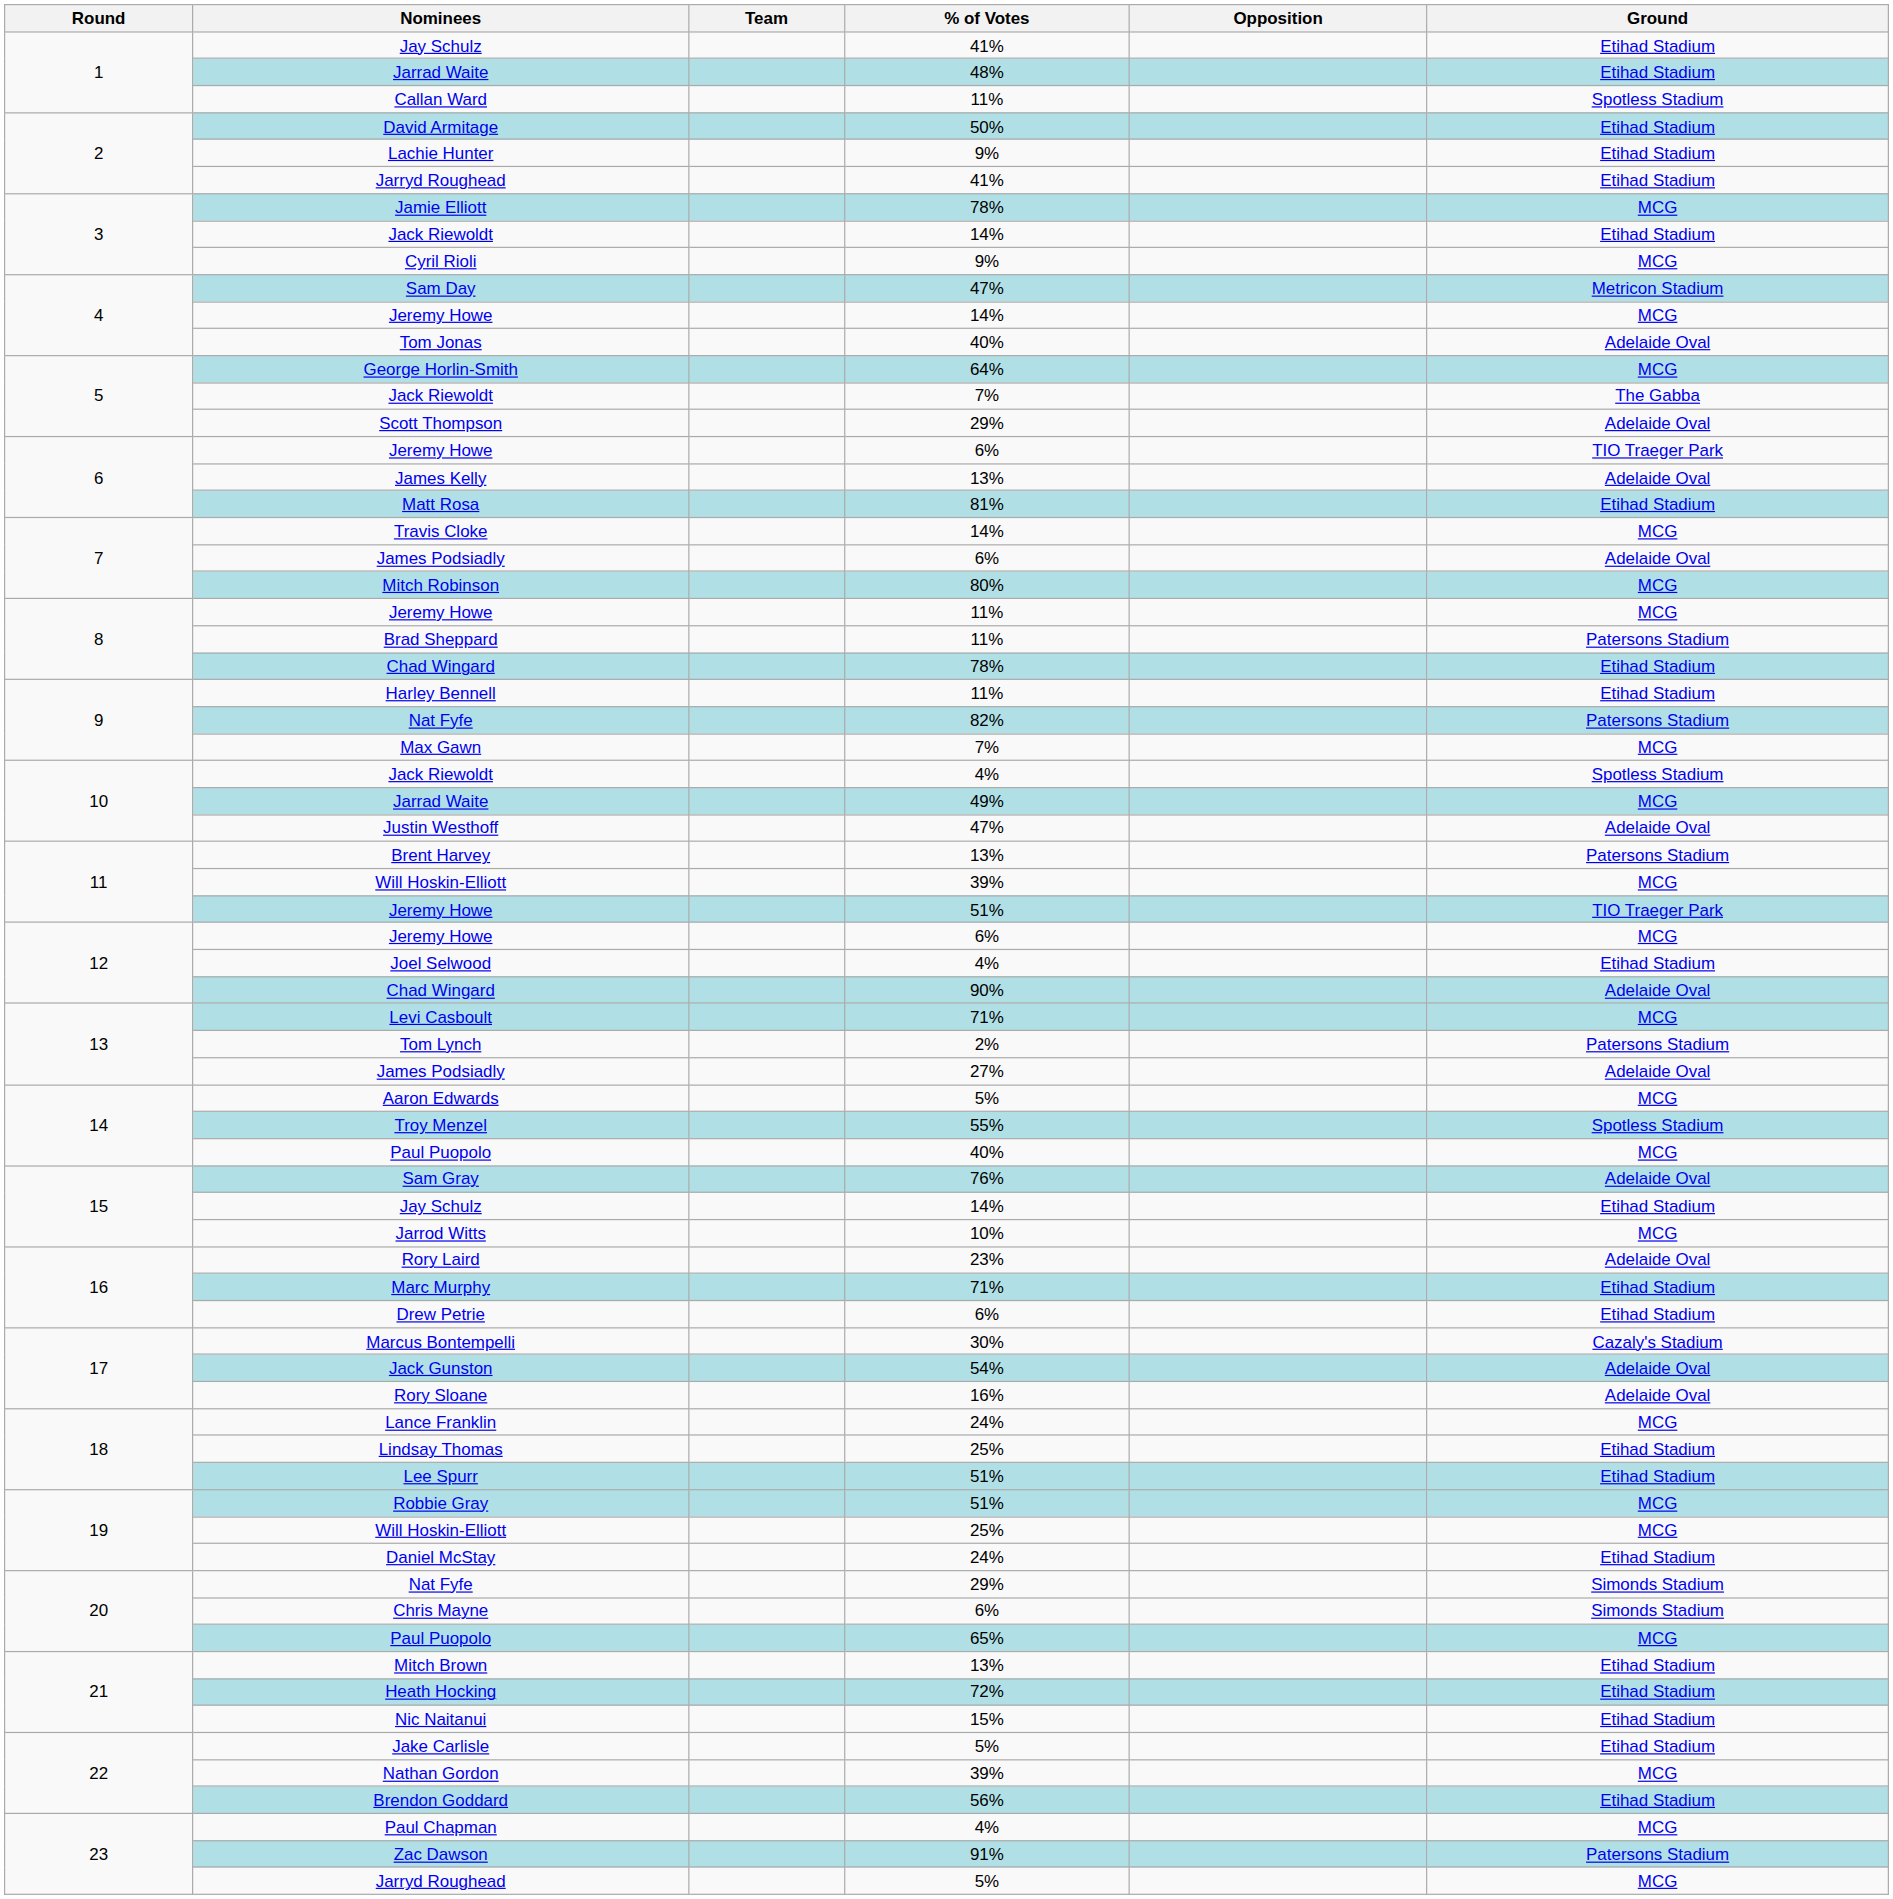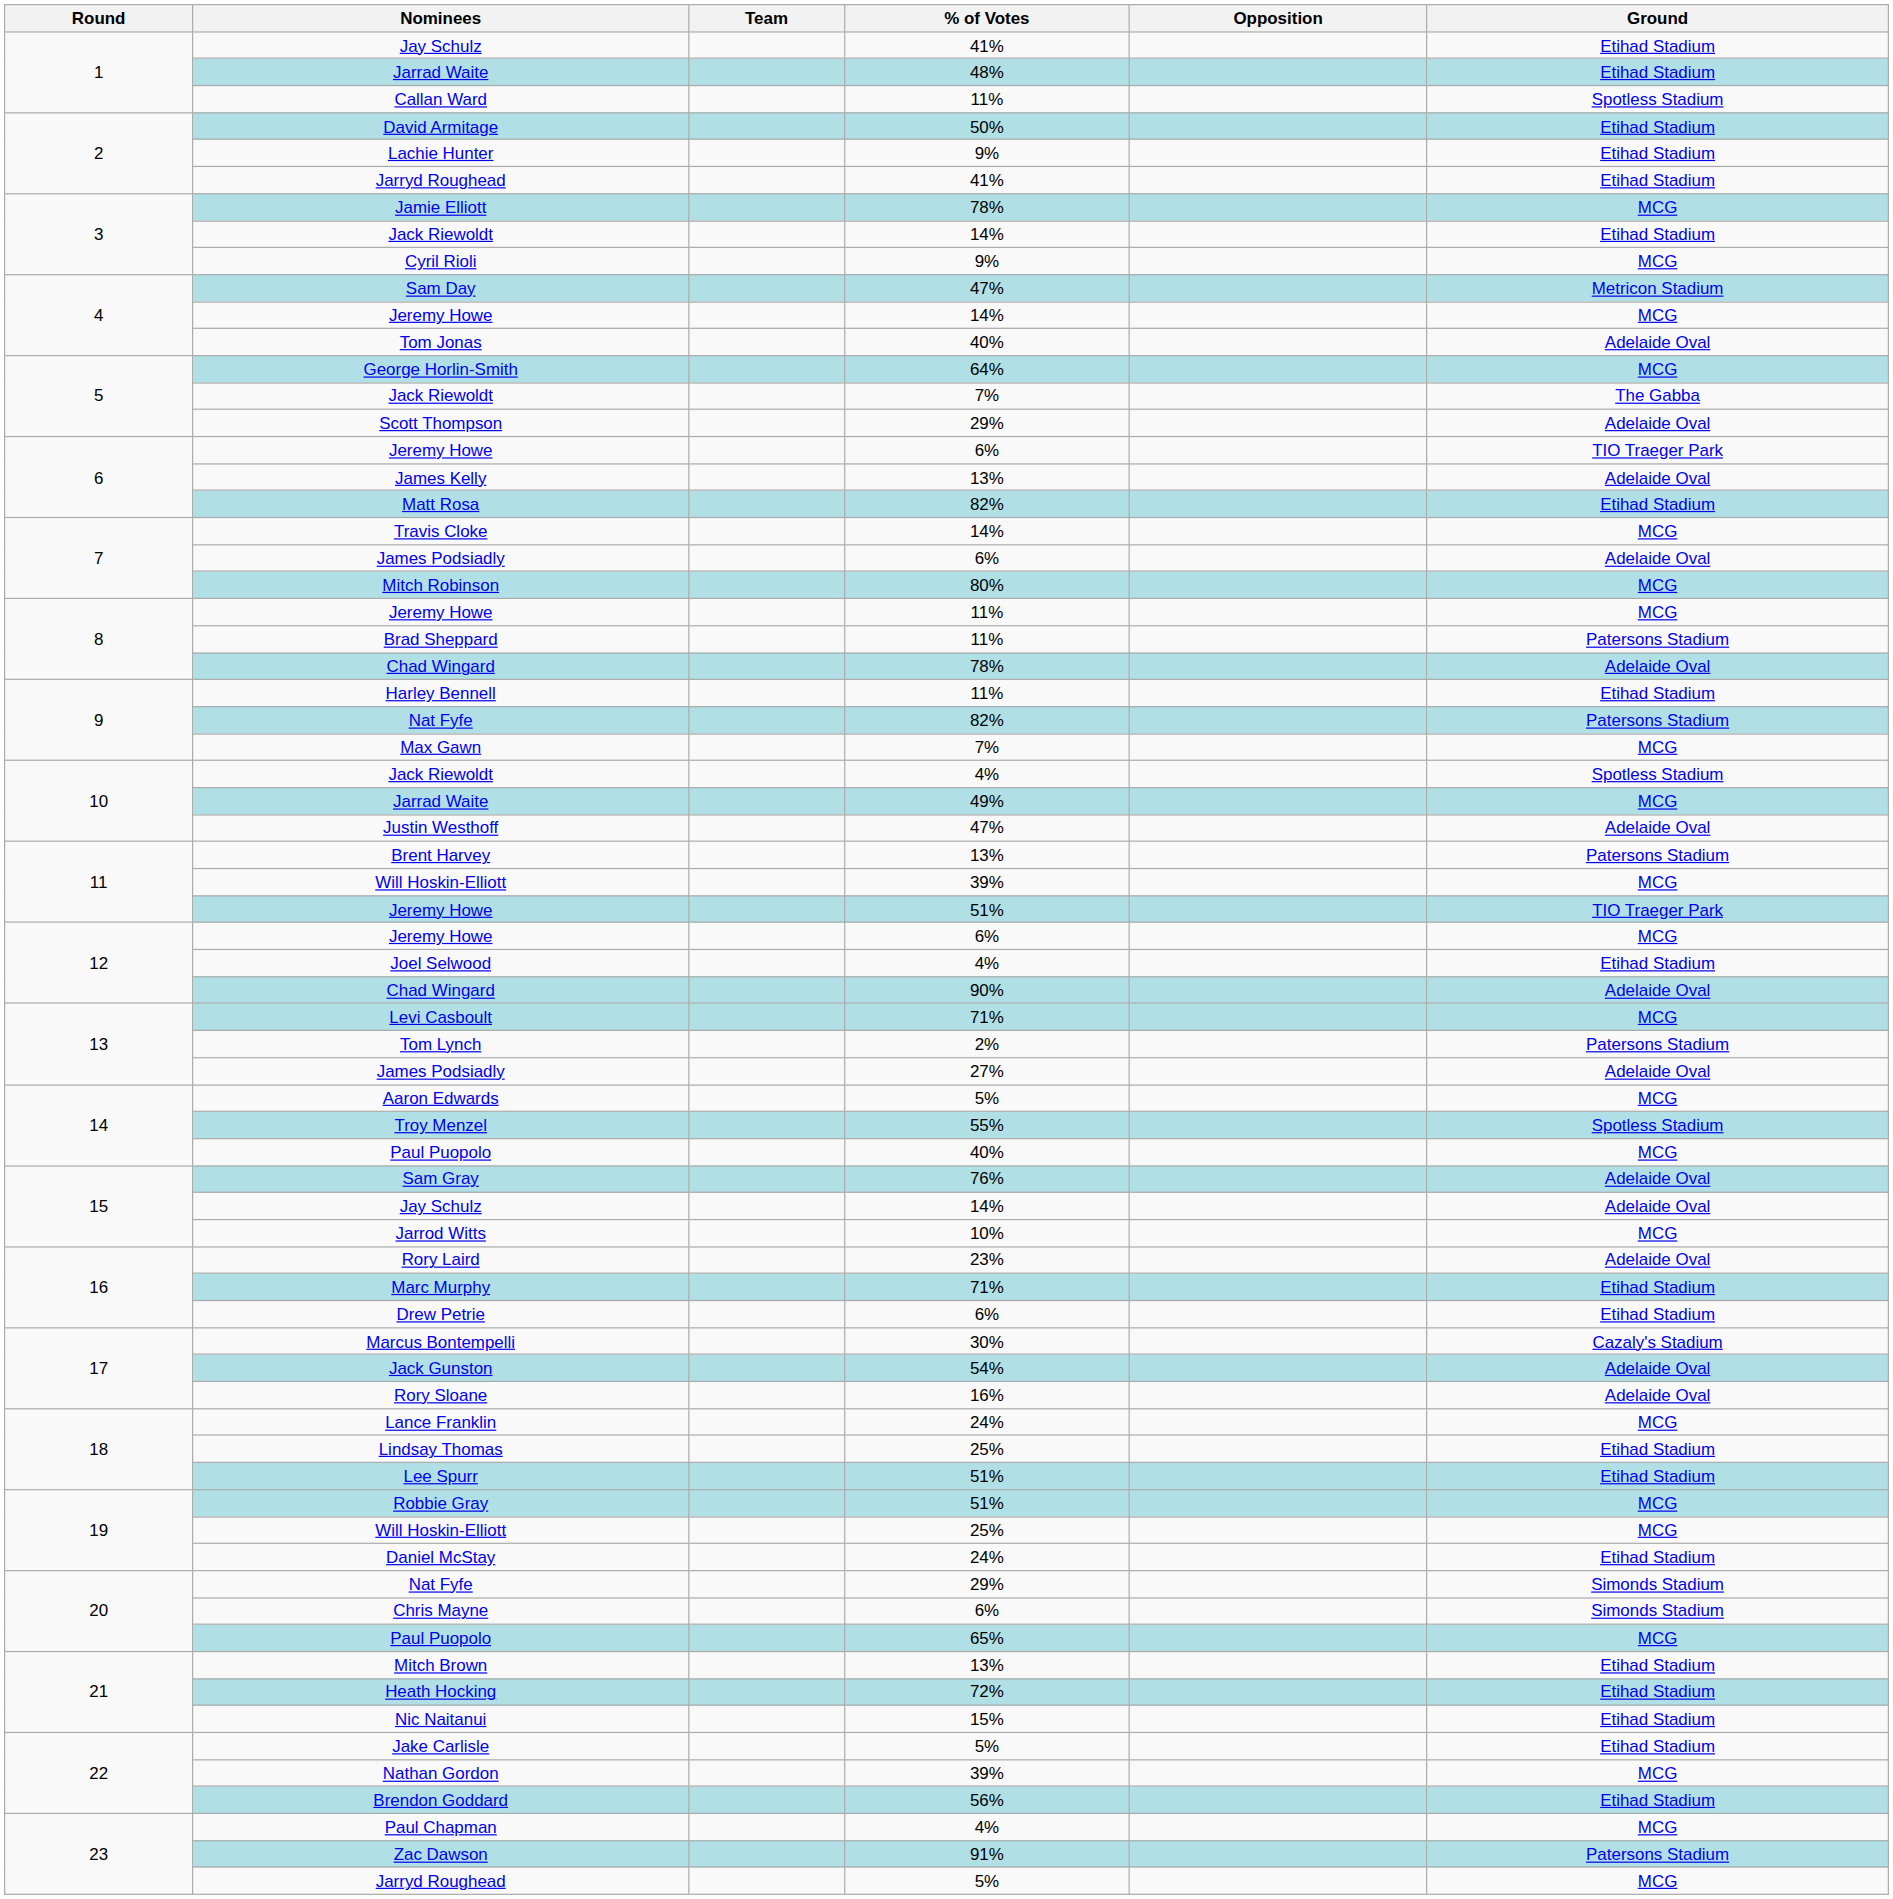(987, 504) 81% -> (987, 504) 82%
(1658, 666) Etihad Stadium -> (1658, 666) Adelaide Oval
(1658, 1206) Etihad Stadium -> (1658, 1206) Adelaide Oval
